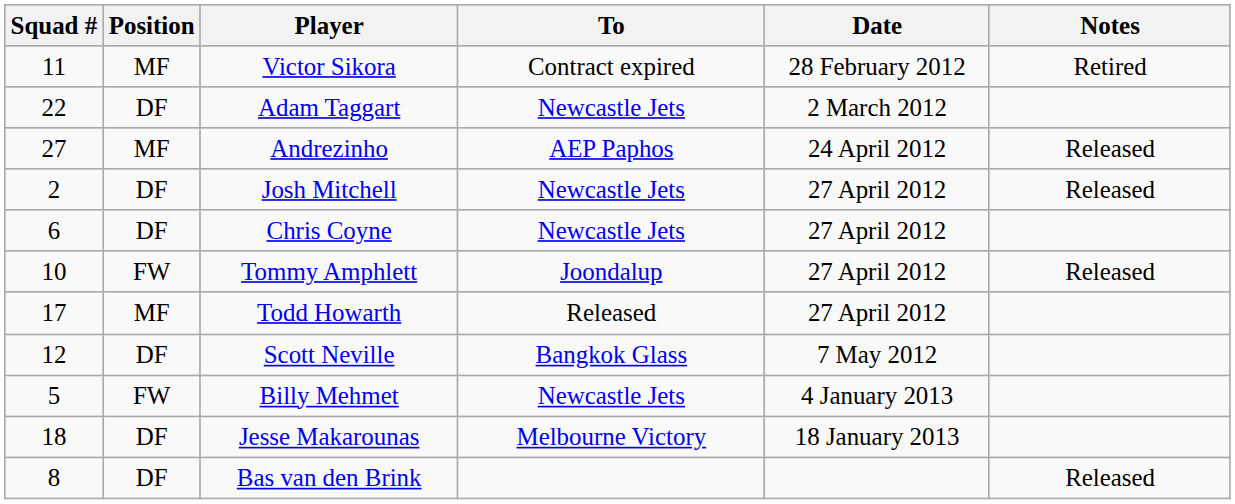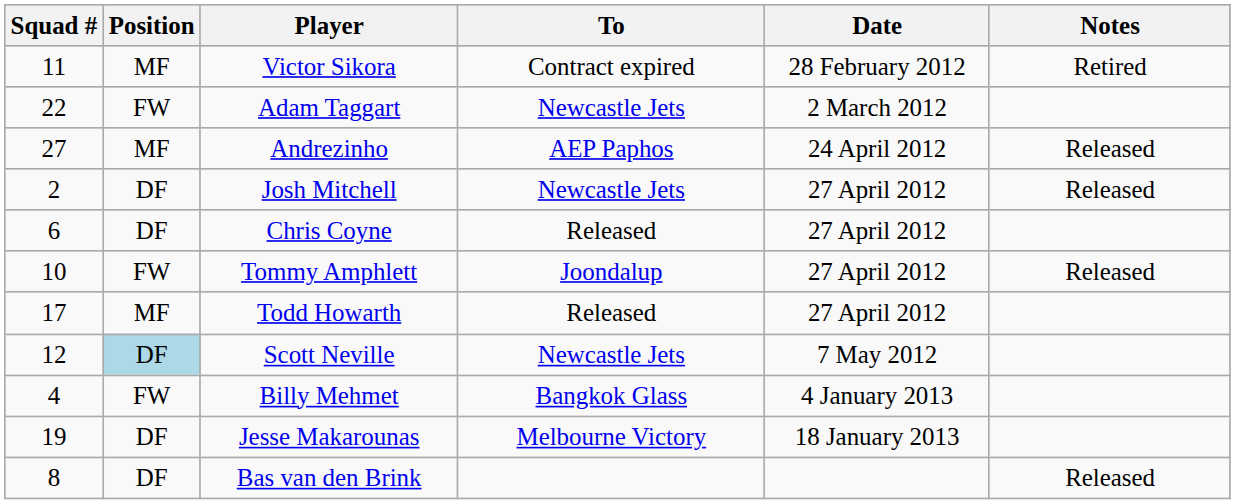(152, 107) DF -> (152, 107) FW
(611, 230) Newcastle Jets -> (611, 230) Released
(152, 354) no background -> (152, 354) lightblue background
(611, 354) Bangkok Glass -> (611, 354) Newcastle Jets
(54, 395) 5 -> (54, 395) 4
(611, 395) Newcastle Jets -> (611, 395) Bangkok Glass
(54, 436) 18 -> (54, 436) 19
